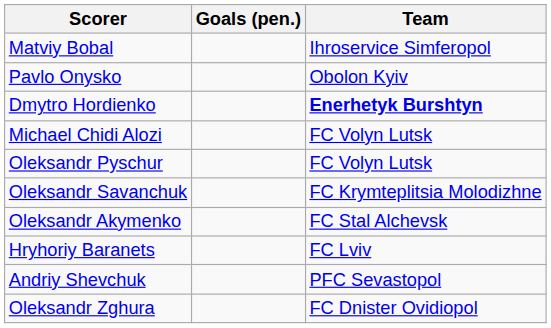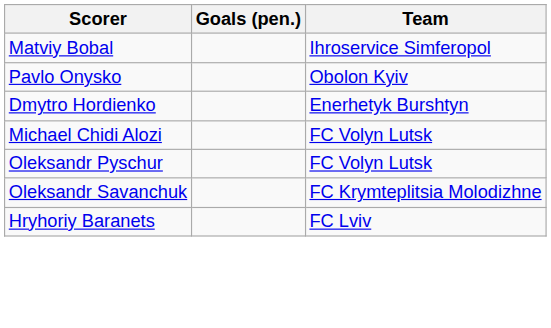(396, 105) bold -> (389, 105) normal
- row: (95, 221)
- row: (77, 279)
- row: (82, 308)
